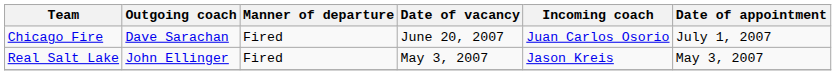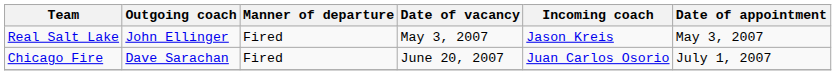rows swapped: (55, 37) <-> (63, 59)
